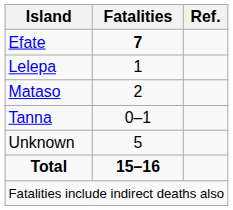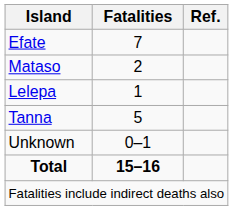(138, 42) bold -> (138, 42) normal
rows swapped: (32, 67) <-> (35, 92)
(138, 117) 0–1 -> (138, 117) 5
(138, 142) 5 -> (138, 142) 0–1
